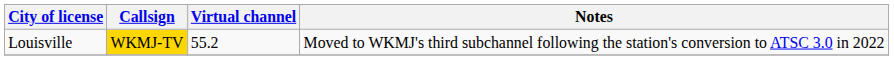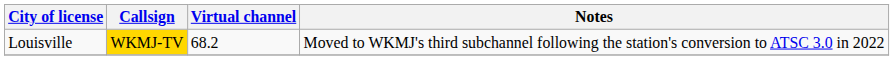(205, 42) 55.2 -> (205, 42) 68.2
